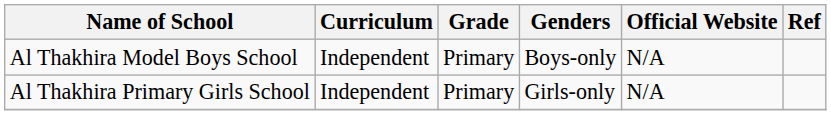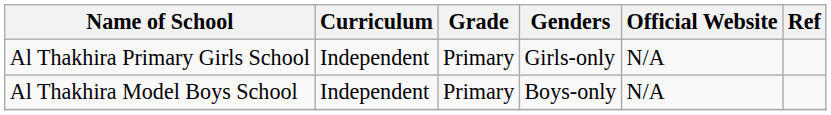rows swapped: (160, 92) <-> (154, 57)
